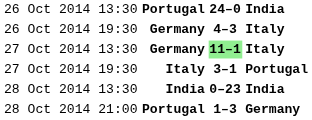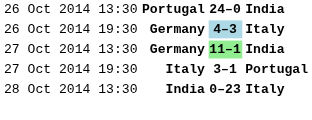(225, 29) no background -> (225, 29) lightblue background
(265, 50) Italy -> (265, 50) India
(265, 90) India -> (265, 90) Italy
- row: (71, 110)
